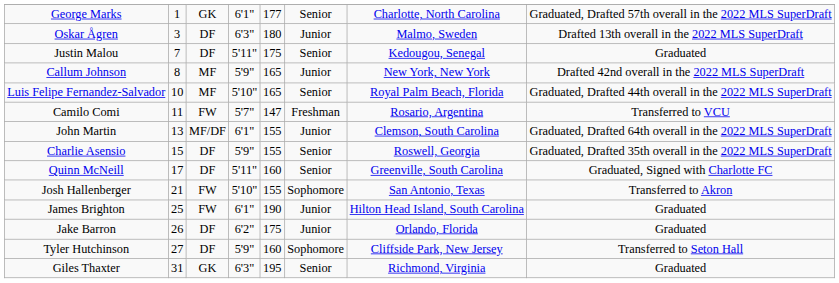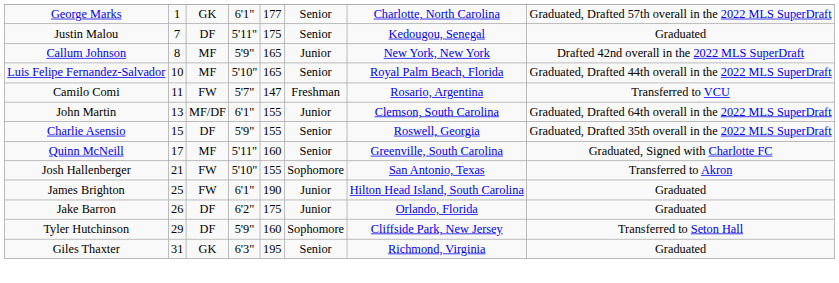- row: (86, 33)
(207, 170) DF -> (207, 151) MF
(177, 248) 27 -> (177, 229) 29
